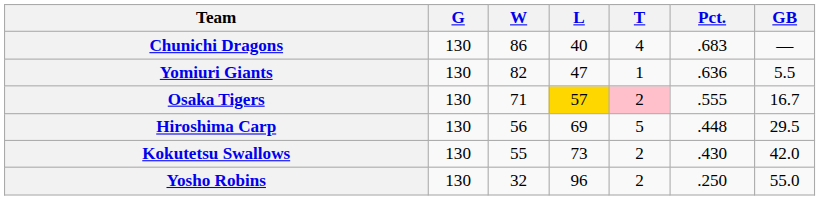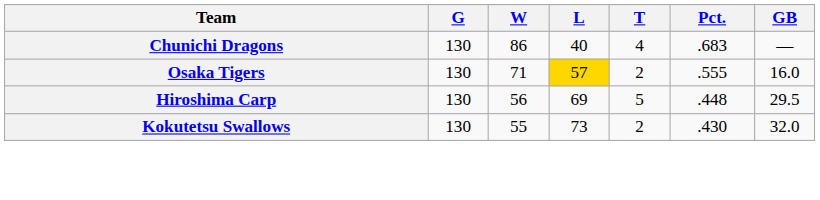- row: (216, 72)
(640, 99) pink background -> (640, 72) no background
(785, 99) 16.7 -> (785, 72) 16.0
(785, 153) 42.0 -> (785, 126) 32.0
- row: (216, 180)
